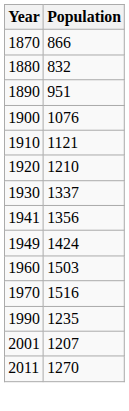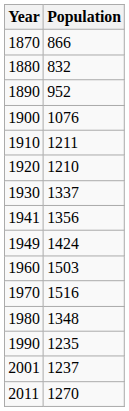(59, 92) 951 -> (59, 92) 952
(63, 142) 1121 -> (63, 142) 1211
+ row: (24, 318)
(63, 343) 1207 -> (63, 368) 1237
